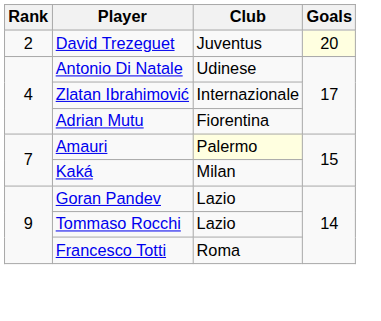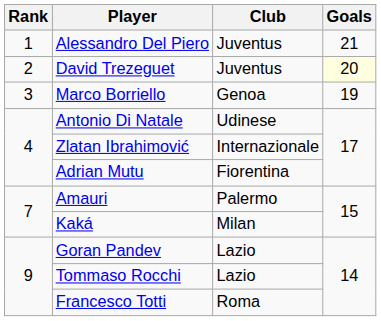+ row: (132, 43)
+ row: (111, 95)
(227, 146) lightyellow background -> (247, 198) no background
